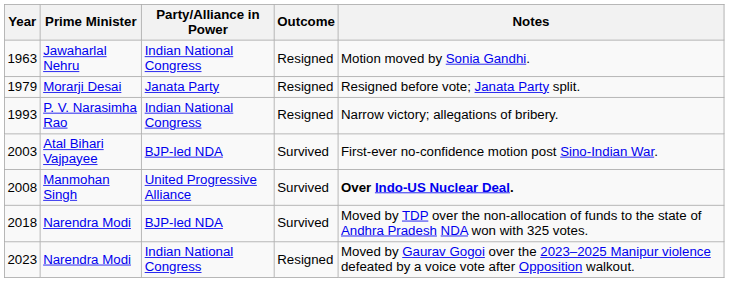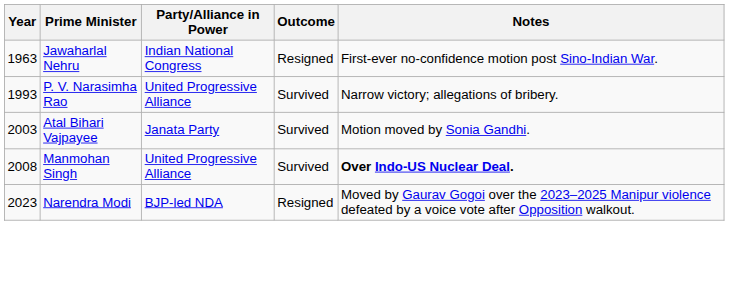(435, 58) Motion moved by Sonia Gandhi. -> (499, 58) First-ever no-confidence motion post Sino-Indian War.
- row: (22, 87)
(189, 115) Indian National Congress -> (201, 94) United Progressive Alliance
(305, 115) Resigned -> (303, 94) Survived
(184, 151) BJP-led NDA -> (182, 130) Janata Party
(499, 151) First-ever no-confidence motion post Sino-Indian War. -> (435, 130) Motion moved by Sonia Gandhi.
- row: (22, 223)
(189, 259) Indian National Congress -> (184, 202) BJP-led NDA
